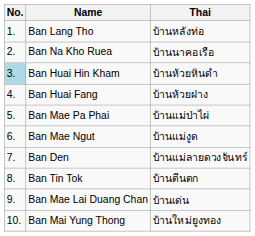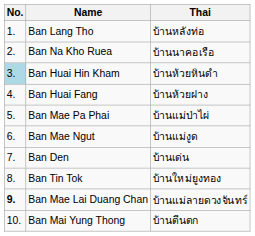(200, 158) บ้านแม่ลายดวงจันทร์ -> (171, 158) บ้านเด่น
(176, 179) บ้านตีนตก -> (187, 179) บ้านใหม่ยูงทอง
(11, 199) normal -> (11, 199) bold
(171, 200) บ้านเด่น -> (200, 200) บ้านแม่ลายดวงจันทร์
(187, 221) บ้านใหม่ยูงทอง -> (176, 221) บ้านตีนตก
